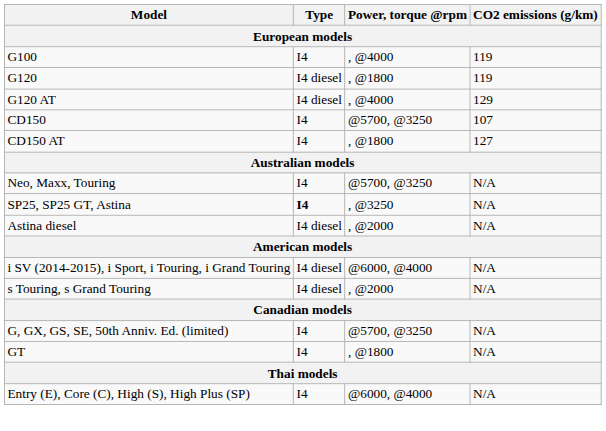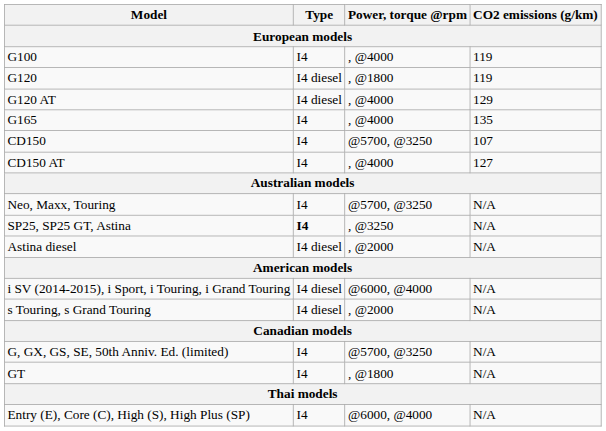+ row: (22, 120)
(371, 141) , @1800 -> (371, 162) , @4000
